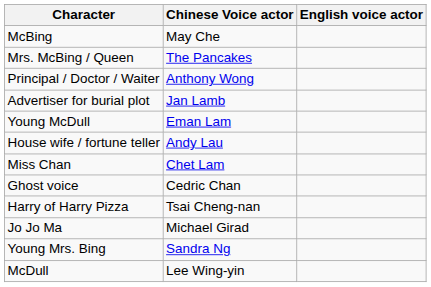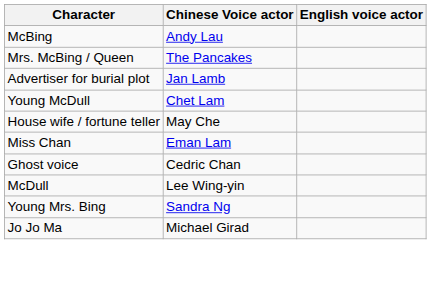(193, 36) May Che -> (195, 36) Andy Lau
- row: (83, 79)
(199, 121) Eman Lam -> (195, 100) Chet Lam
(195, 143) Andy Lau -> (193, 121) May Che
(195, 164) Chet Lam -> (199, 143) Eman Lam
- row: (68, 206)
rows swapped: (28, 270) <-> (35, 228)
